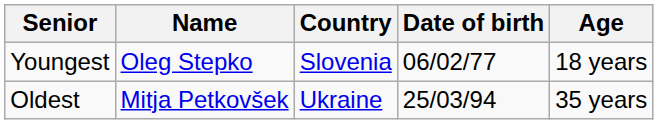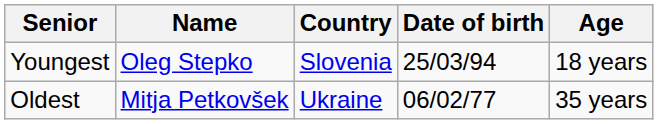(450, 61) 06/02/77 -> (450, 61) 25/03/94
(450, 99) 25/03/94 -> (450, 99) 06/02/77
